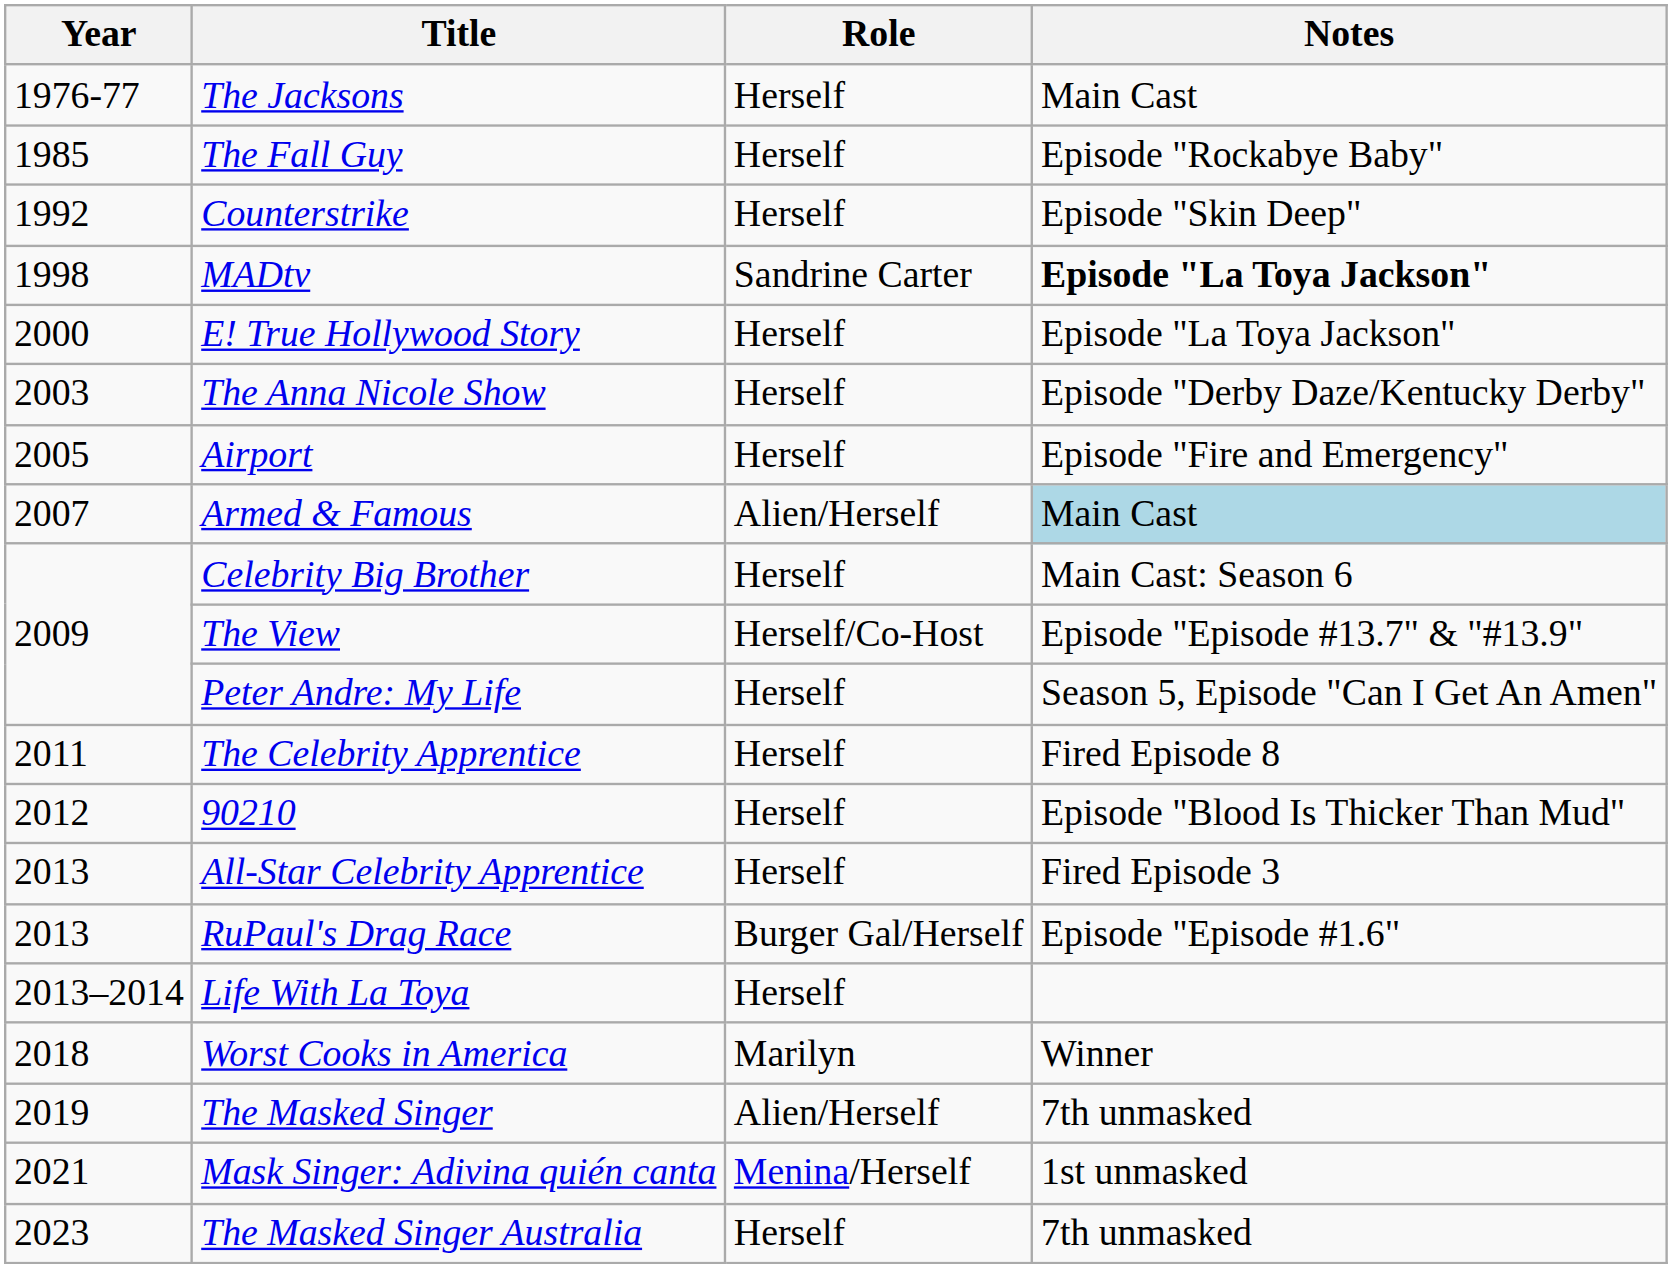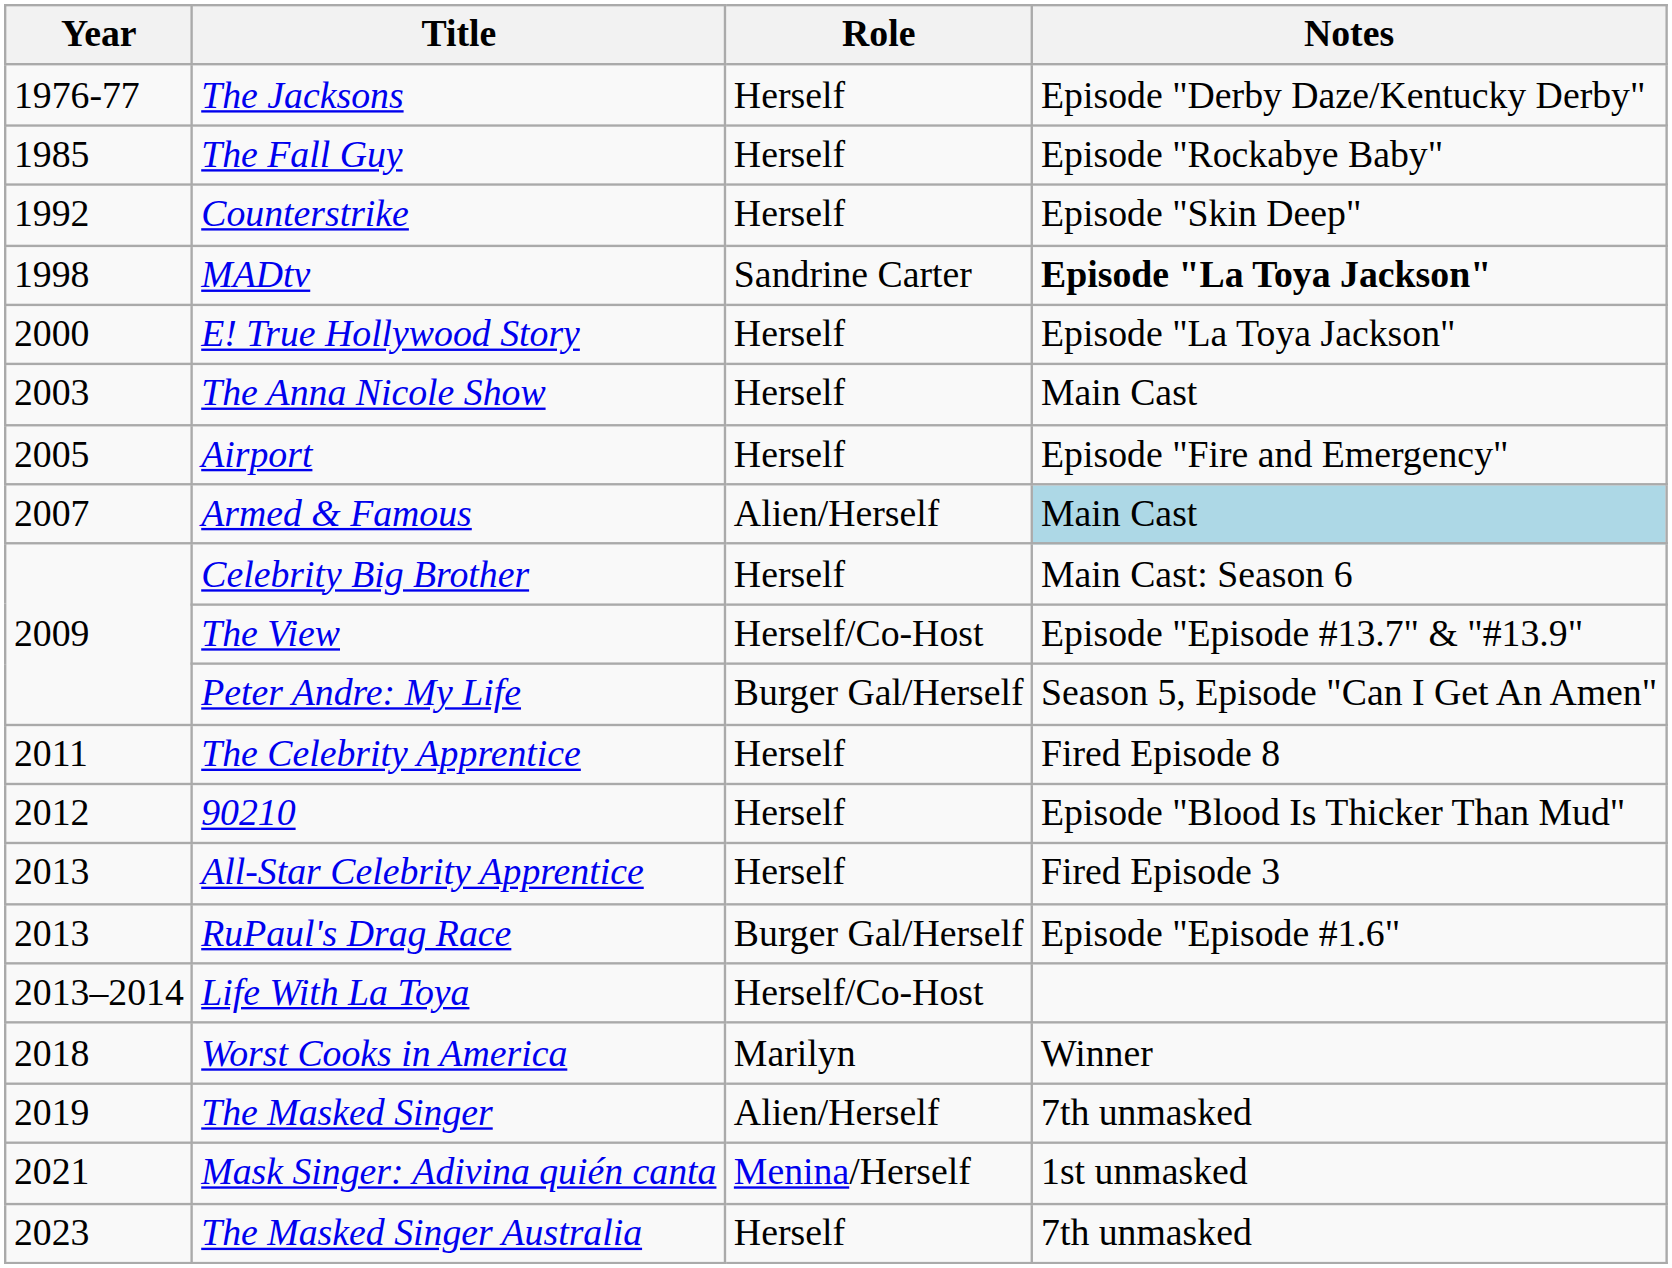(1119, 94) Main Cast -> (1343, 94) Episode "Derby Daze/Kentucky Derby"
(1343, 393) Episode "Derby Daze/Kentucky Derby" -> (1119, 393) Main Cast
(789, 693) Herself -> (879, 693) Burger Gal/Herself
(789, 992) Herself -> (859, 992) Herself/Co-Host
